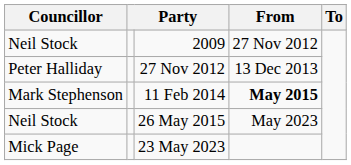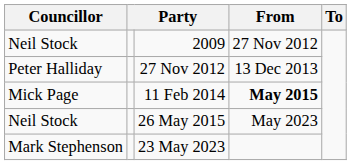(66, 95) Mark Stephenson -> (43, 95) Mick Page
(43, 146) Mick Page -> (66, 146) Mark Stephenson
